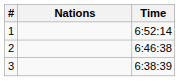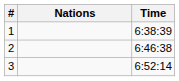(153, 31) 6:52:14 -> (153, 31) 6:38:39
(153, 66) 6:38:39 -> (153, 66) 6:52:14
